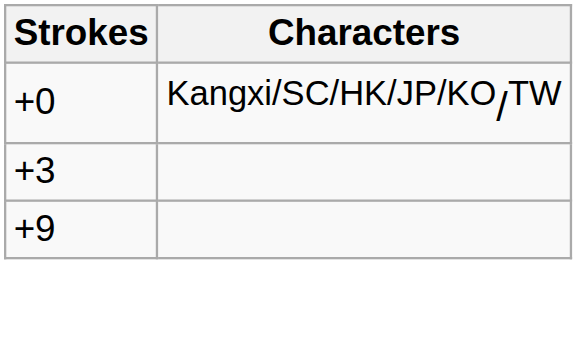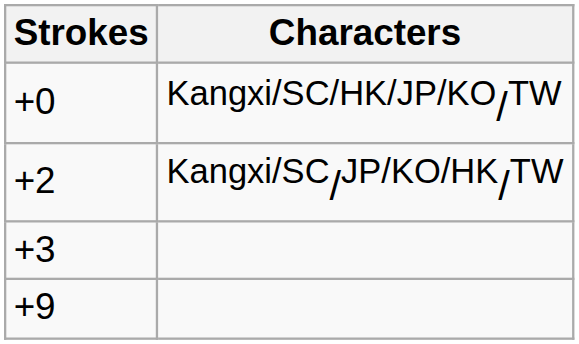+ row: (35, 180)
